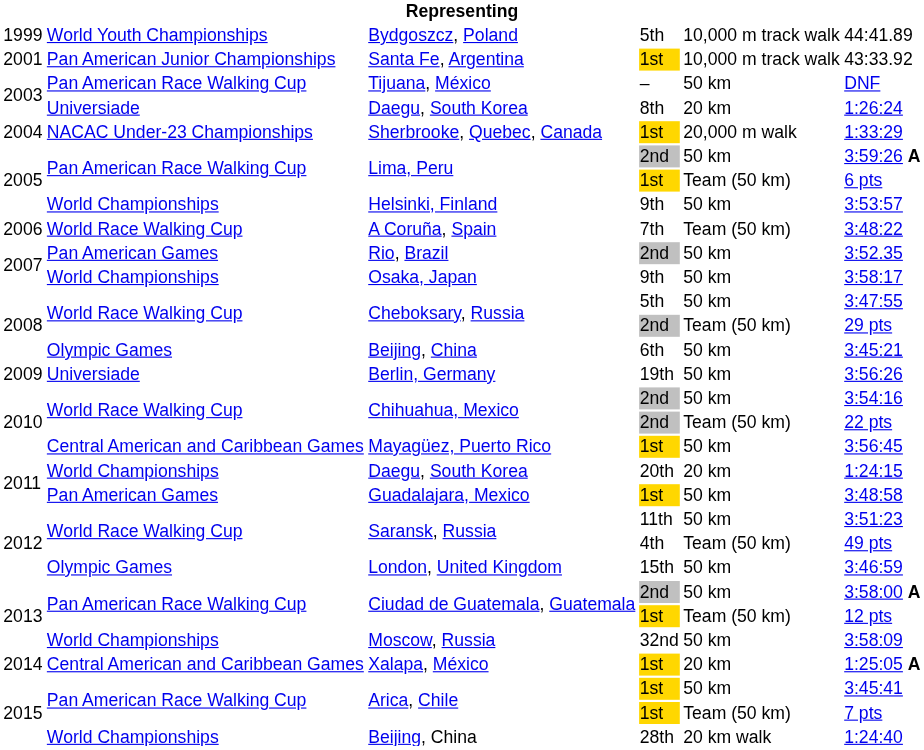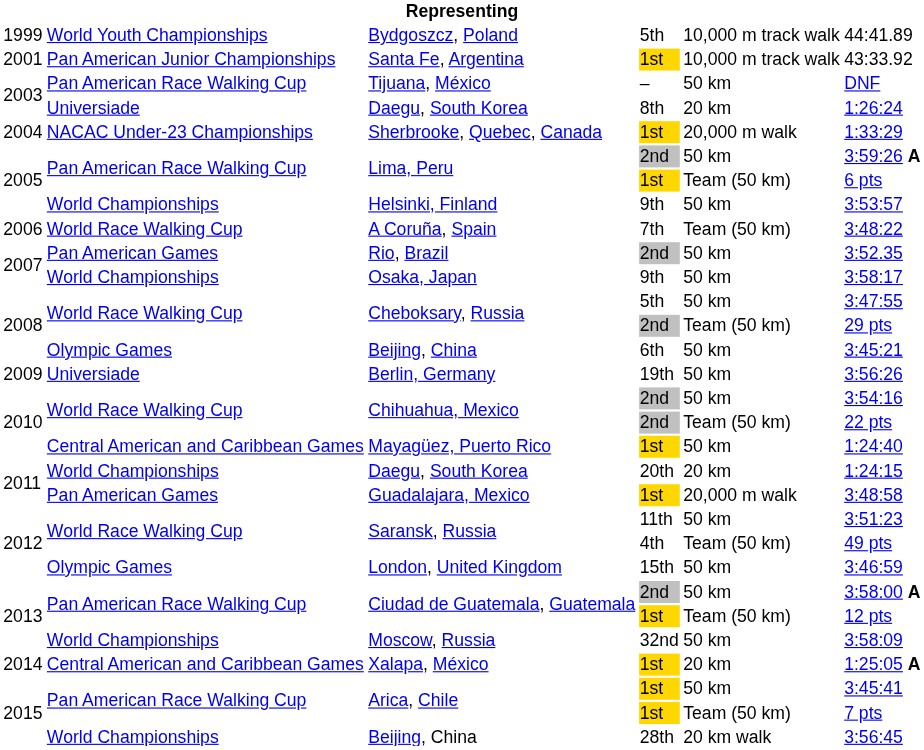(874, 446) 3:56:45 -> (874, 446) 1:24:40
(707, 495) 50 km -> (740, 495) 20,000 m walk
(874, 737) 1:24:40 -> (874, 737) 3:56:45
